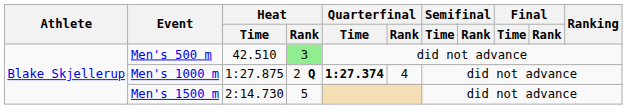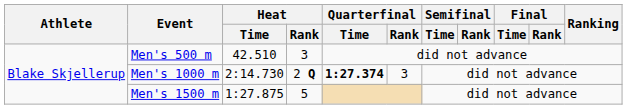(304, 54) lightgreen background -> (304, 54) no background
(254, 74) 1:27.875 -> (254, 74) 2:14.730
(404, 74) 4 -> (404, 74) 3
(254, 94) 2:14.730 -> (254, 94) 1:27.875
